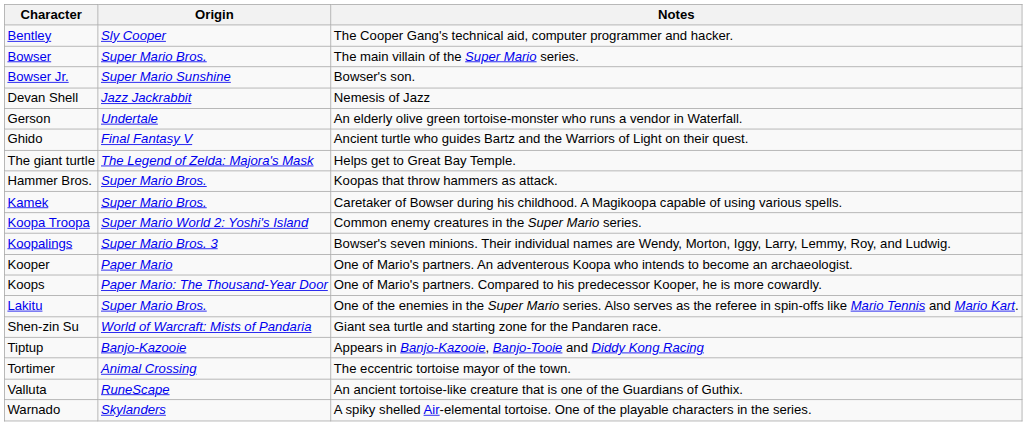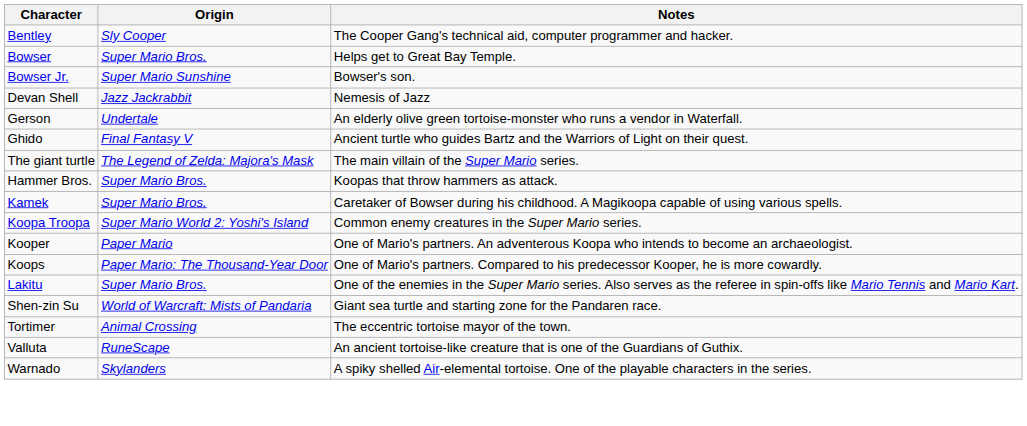(456, 56) The main villain of the Super Mario series. -> (425, 56) Helps get to Great Bay Temple.
(425, 160) Helps get to Great Bay Temple. -> (456, 160) The main villain of the Super Mario series.
- row: (40, 243)
- row: (25, 347)
